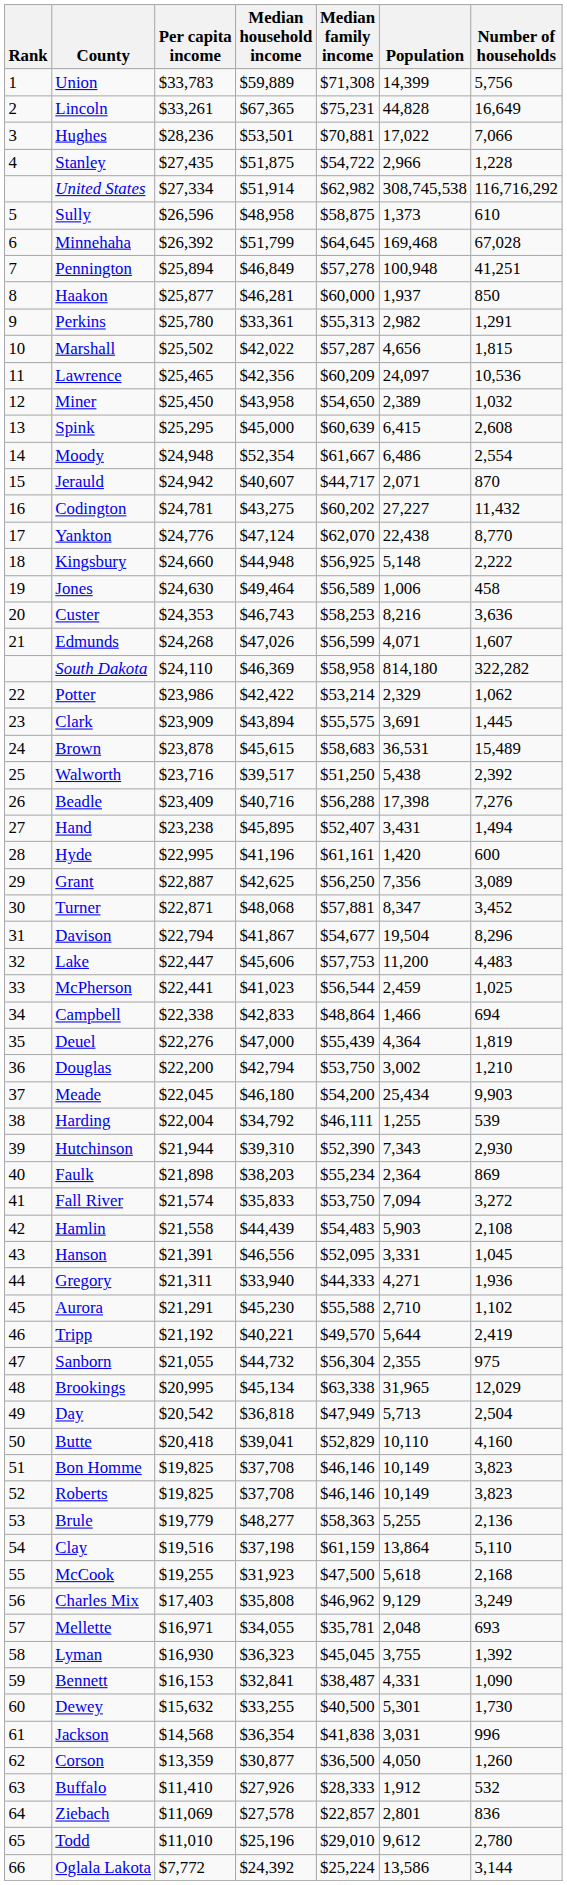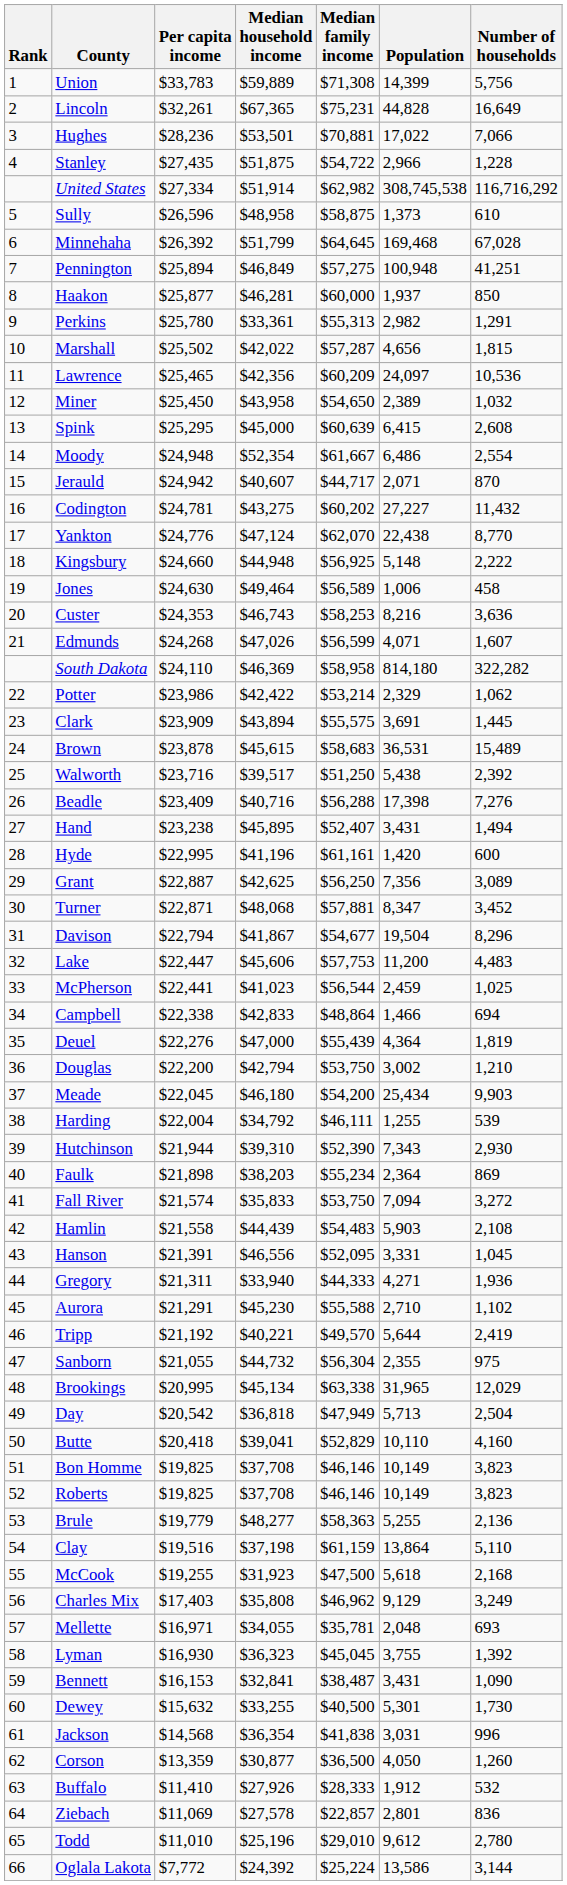(186, 108) $33,261 -> (186, 108) $32,261
(347, 268) $57,278 -> (347, 268) $57,275
(402, 1680) 4,331 -> (402, 1680) 3,431
